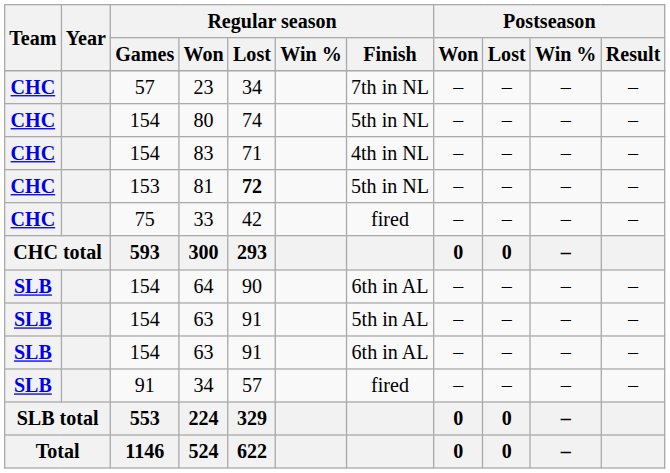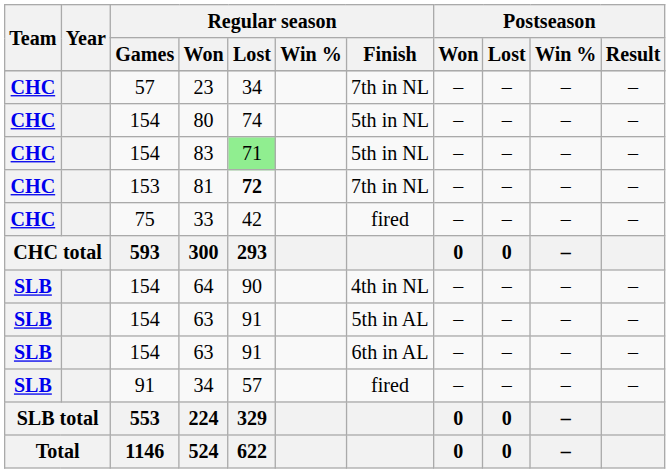(252, 153) no background -> (252, 153) lightgreen background
(390, 153) 4th in NL -> (390, 153) 5th in NL
(390, 186) 5th in NL -> (390, 186) 7th in NL
(390, 285) 6th in AL -> (390, 285) 4th in NL
